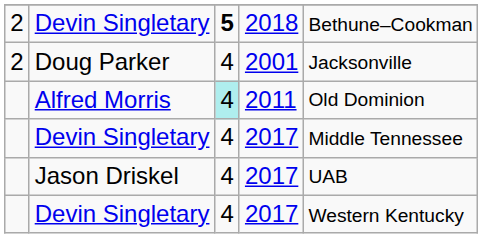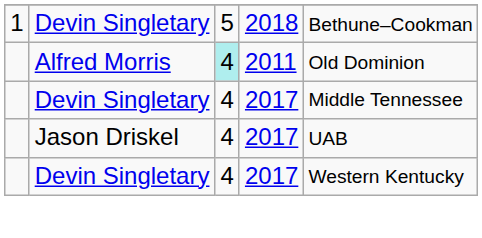(17, 23) 2 -> (17, 23) 1
(227, 23) bold -> (227, 23) normal
- row: (102, 61)
